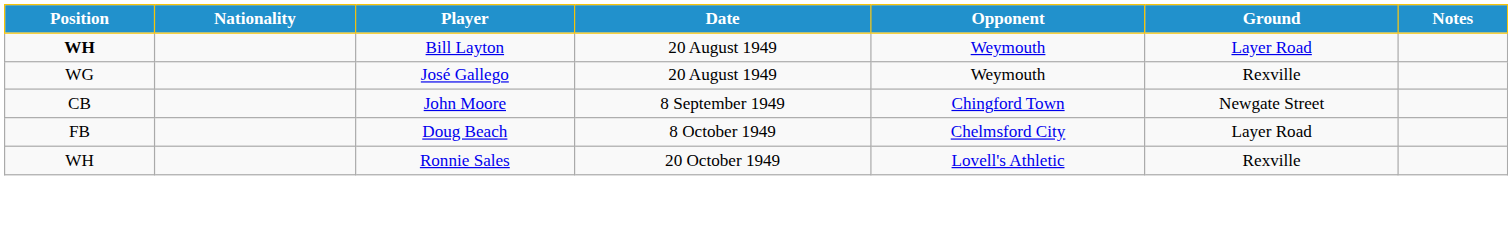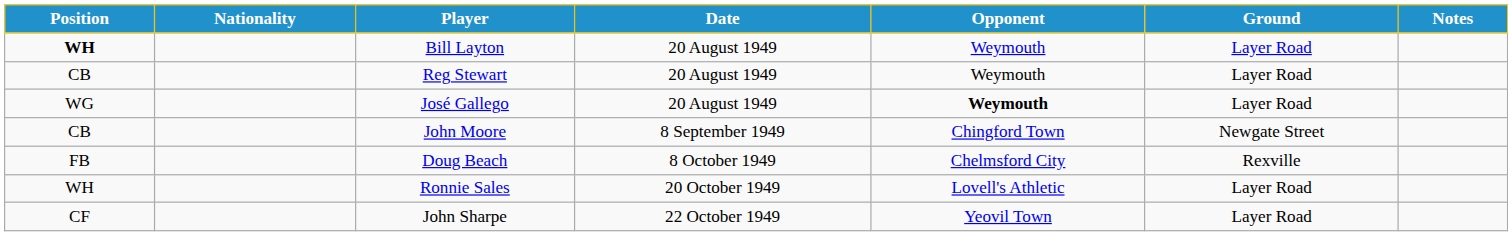+ row: (465, 75)
(1008, 75) normal -> (1008, 103) bold
(1272, 75) Rexville -> (1272, 103) Layer Road
(1272, 132) Layer Road -> (1272, 160) Rexville
(1272, 160) Rexville -> (1272, 188) Layer Road
+ row: (465, 216)
